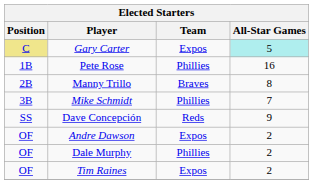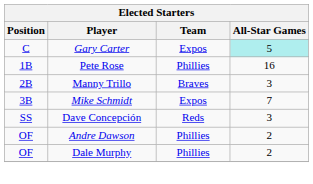(26, 48) khaki background -> (26, 48) no background
(269, 83) 8 -> (269, 83) 3
(193, 100) Phillies -> (193, 100) Expos
(269, 118) 9 -> (269, 118) 3
(193, 135) Expos -> (193, 135) Phillies
- row: (102, 170)
